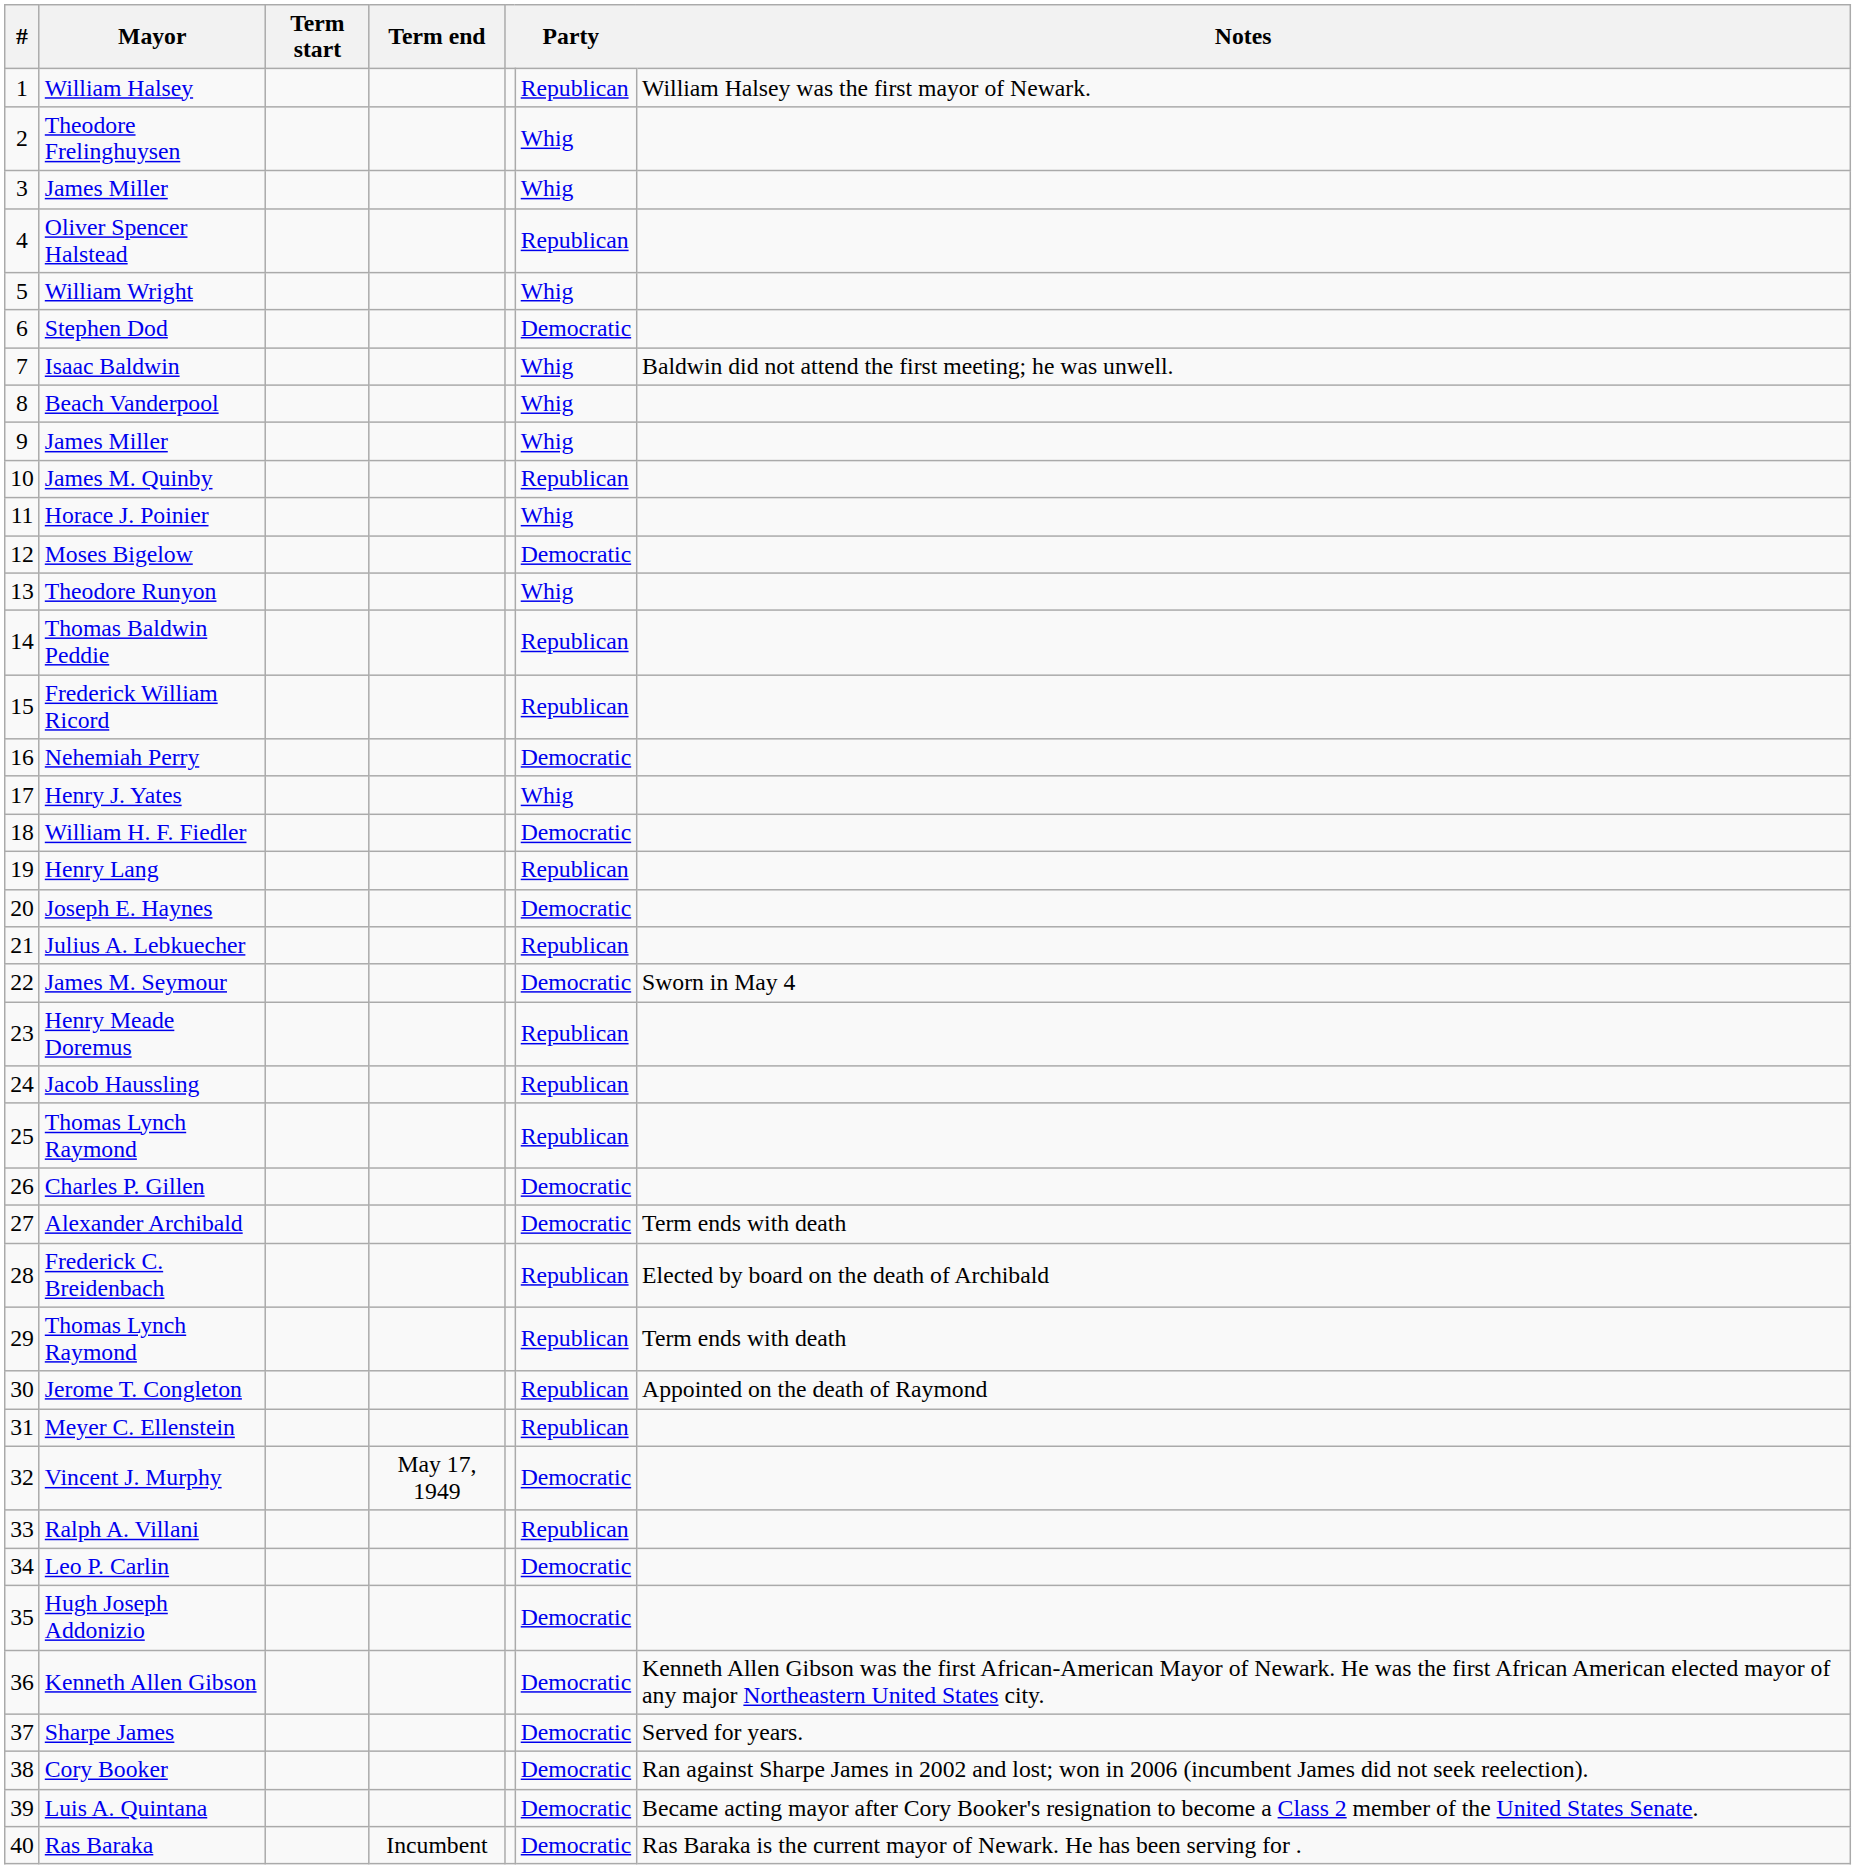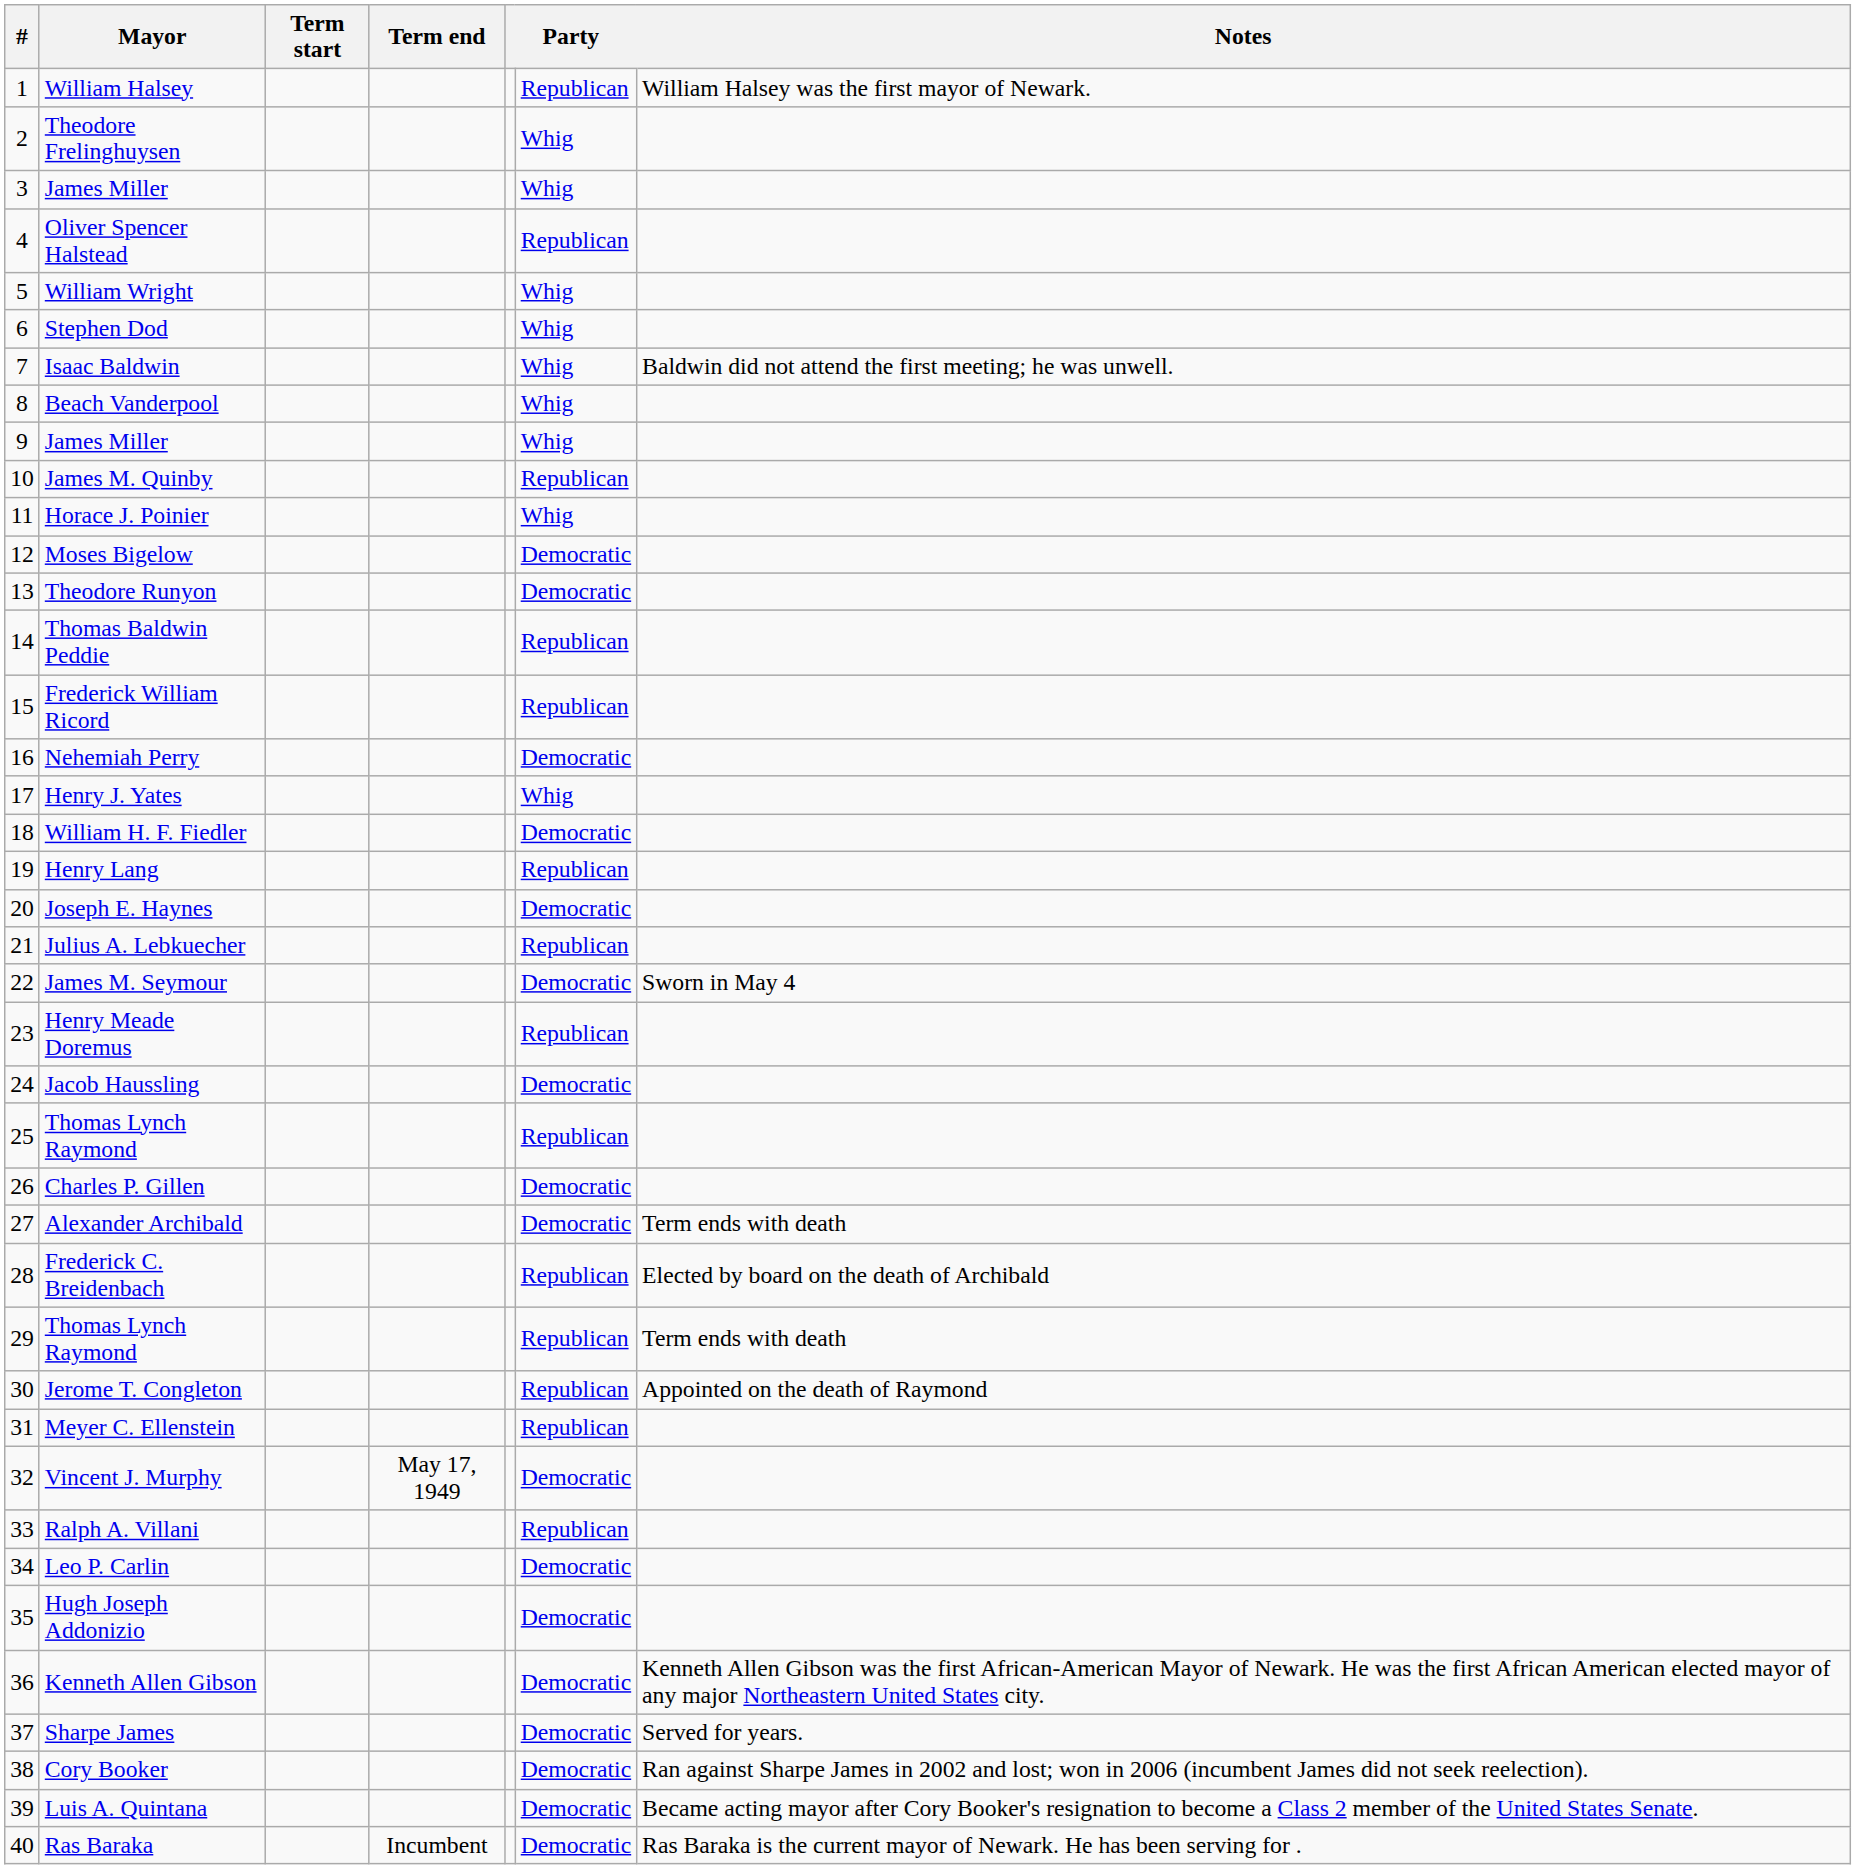(576, 328) Democratic -> (547, 328) Whig
(547, 591) Whig -> (576, 591) Democratic
(575, 1084) Republican -> (576, 1084) Democratic
